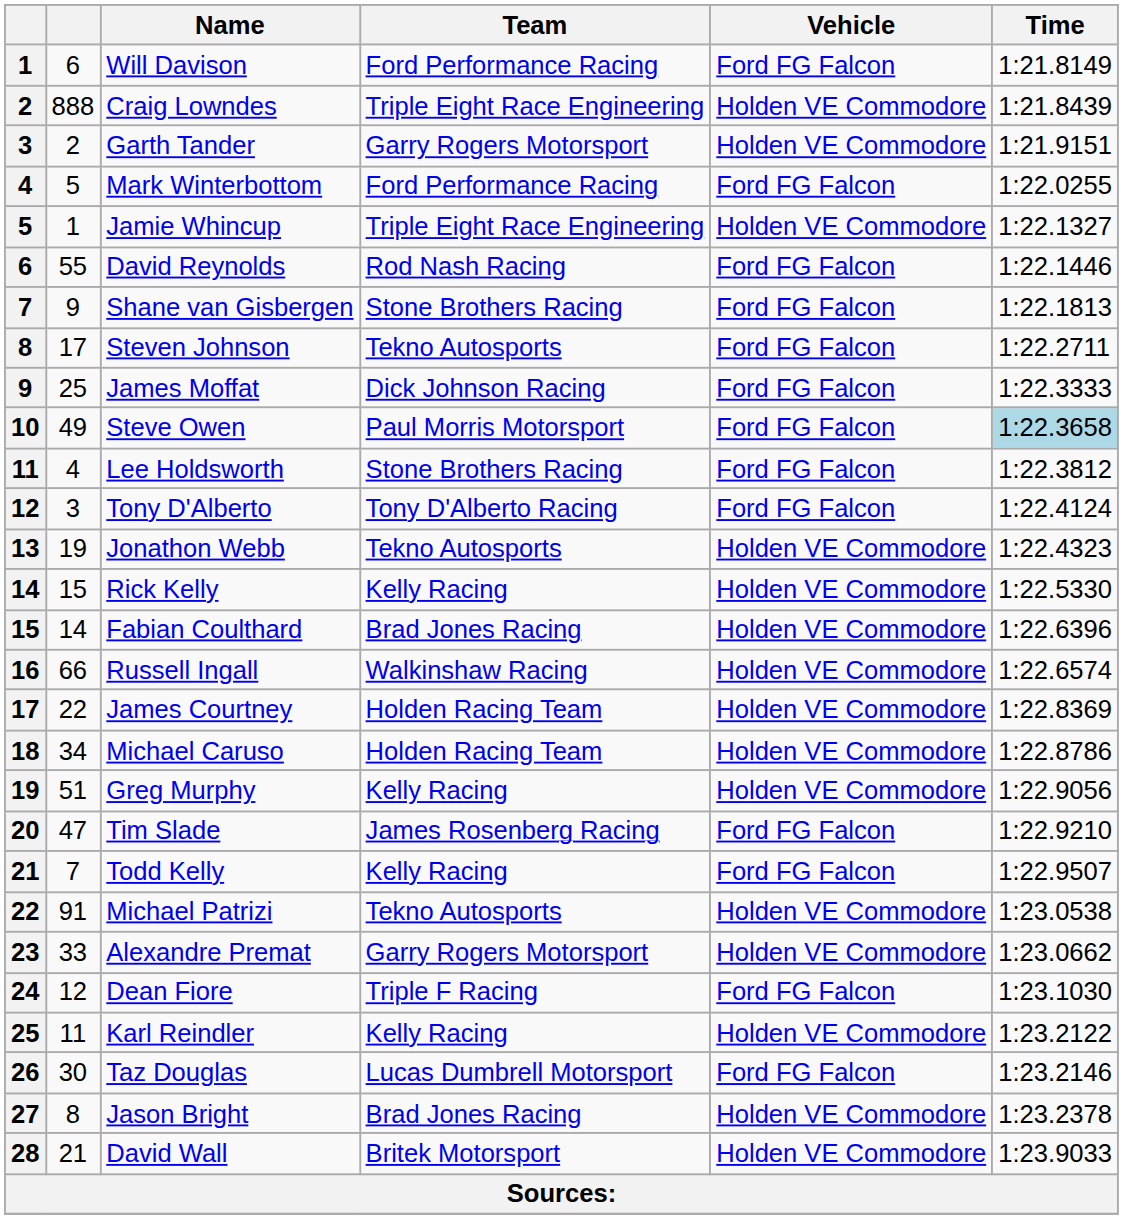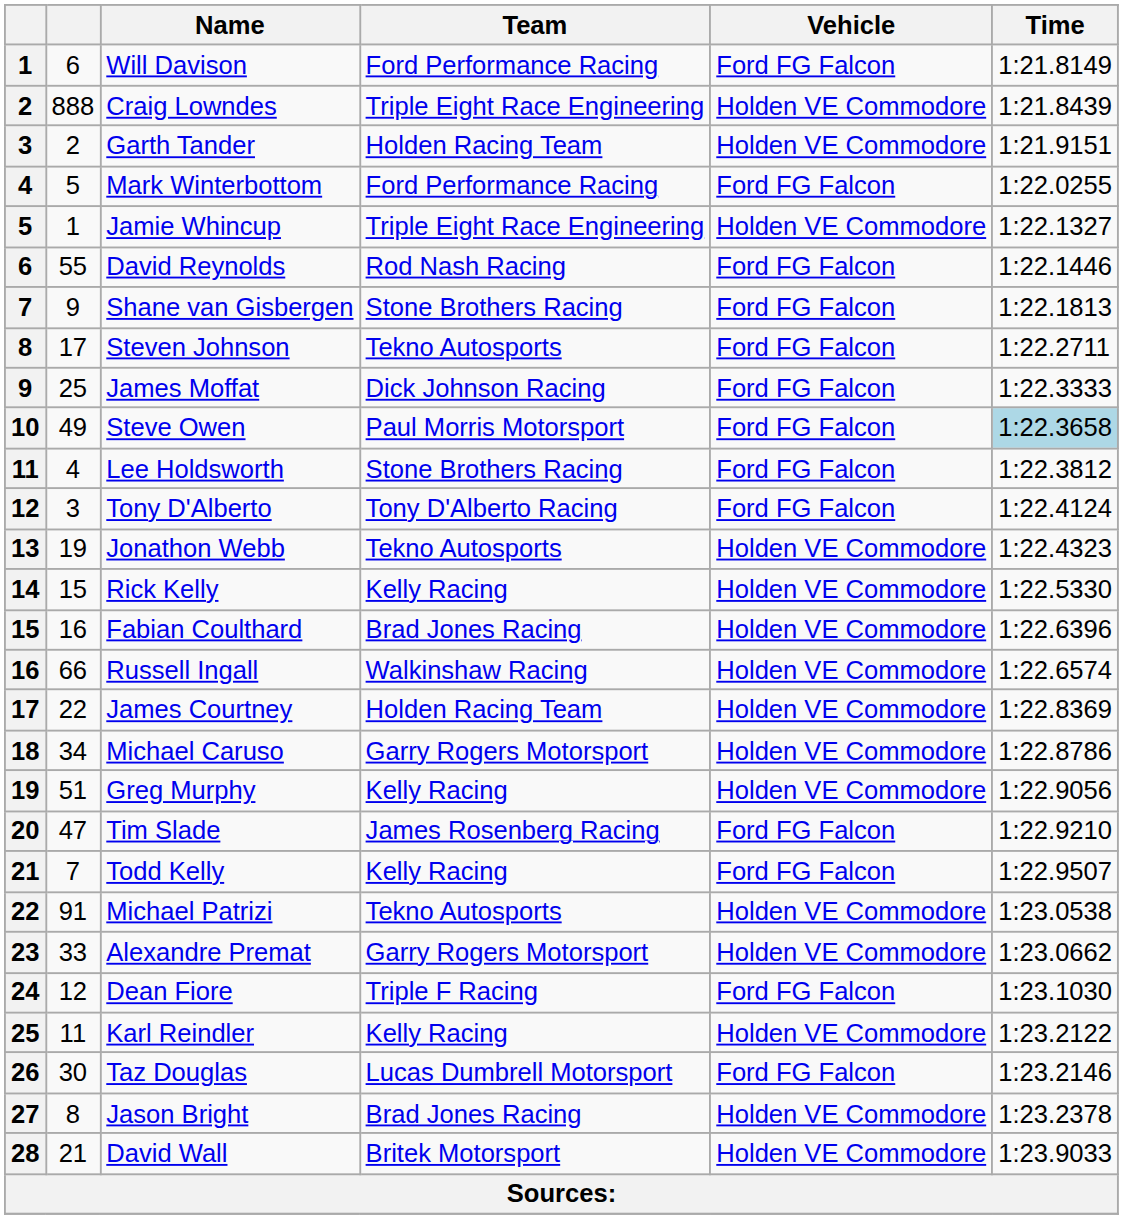(507, 146) Garry Rogers Motorsport -> (484, 146) Holden Racing Team
(73, 629) 14 -> (73, 629) 16
(484, 750) Holden Racing Team -> (507, 750) Garry Rogers Motorsport
